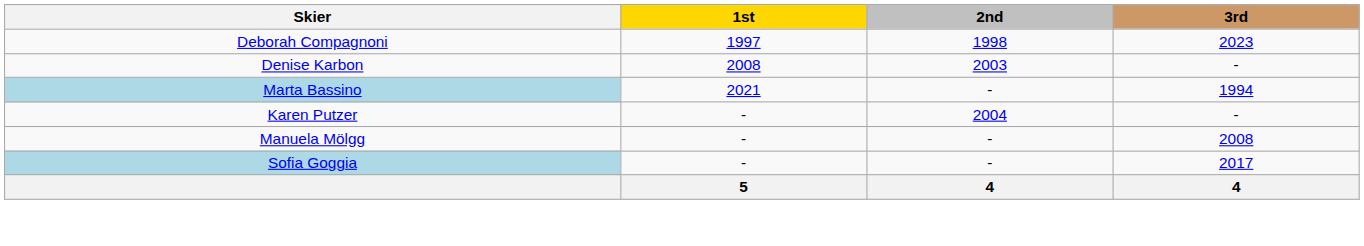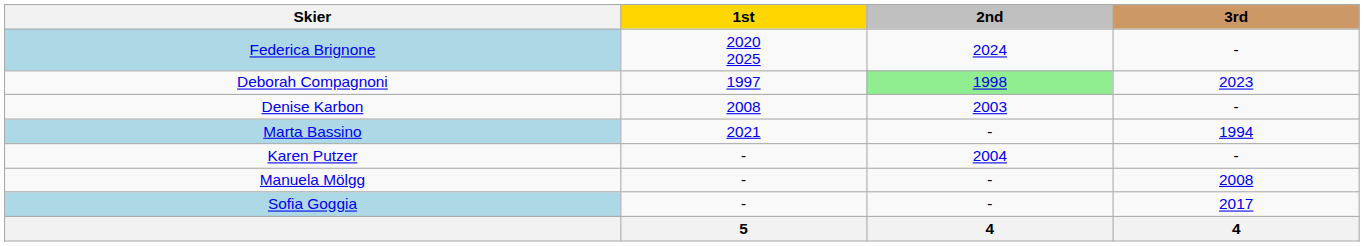+ row: (312, 50)
(990, 41) no background -> (990, 83) lightgreen background
